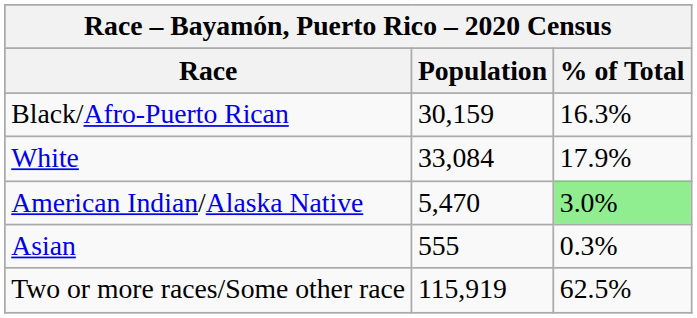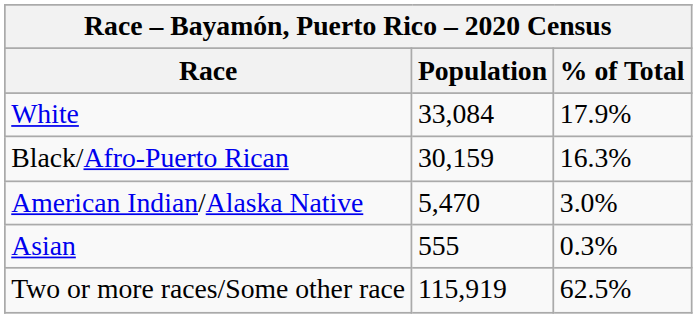rows swapped: (45, 158) <-> (150, 114)
(589, 202) lightgreen background -> (589, 202) no background
